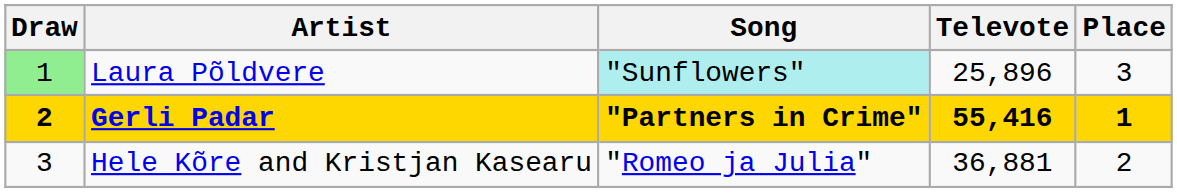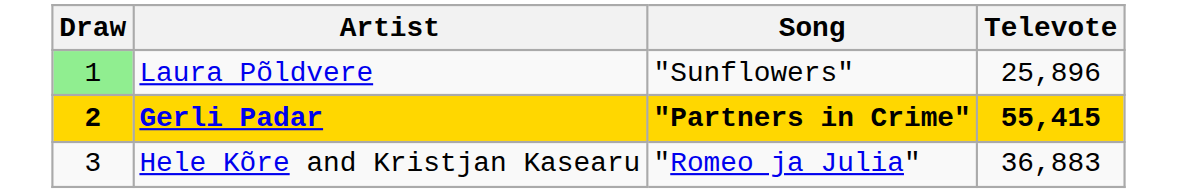- column: (1124, 28)
(705, 73) paleturquoise background -> (754, 73) no background
(1002, 118) 55,416 -> (1051, 118) 55,415
(1002, 164) 36,881 -> (1051, 164) 36,883
